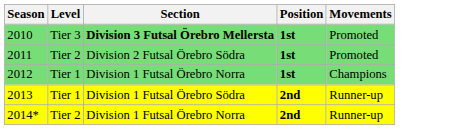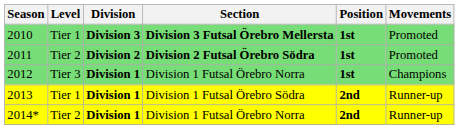+ column: (113, 14)
(65, 34) Tier 3 -> (65, 34) Tier 1
(166, 54) normal -> (230, 54) bold
(65, 74) Tier 1 -> (65, 74) Tier 3
